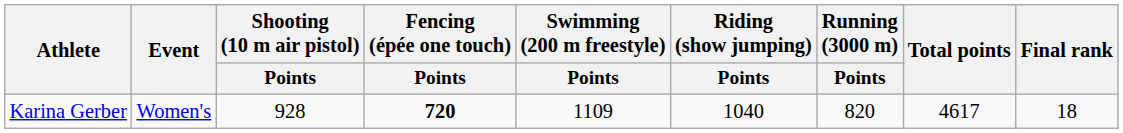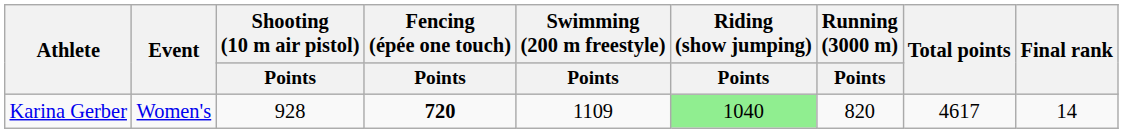(743, 111) no background -> (743, 111) lightgreen background
(1067, 111) 18 -> (1067, 111) 14
